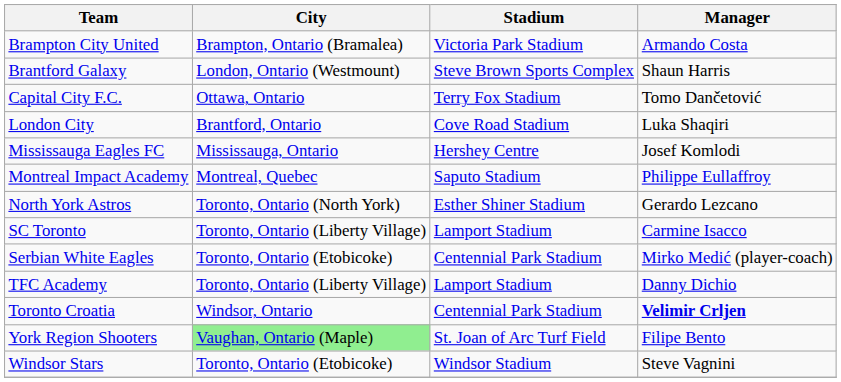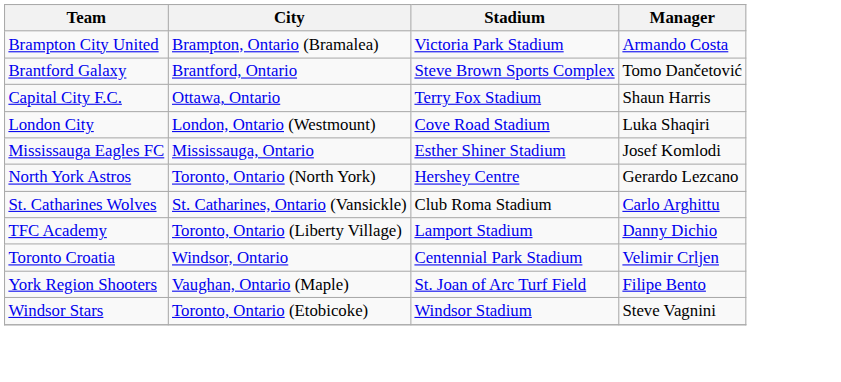(298, 71) London, Ontario (Westmount) -> (235, 71) Brantford, Ontario
(686, 71) Shaun Harris -> (682, 71) Tomo Dančetović
(702, 97) Tomo Dančetović -> (666, 97) Shaun Harris
(259, 124) Brantford, Ontario -> (274, 124) London, Ontario (Westmount)
(486, 151) Hershey Centre -> (490, 151) Esther Shiner Stadium
- row: (98, 177)
(509, 204) Esther Shiner Stadium -> (467, 177) Hershey Centre
- row: (47, 230)
- row: (81, 257)
+ row: (82, 204)
(694, 310) bold -> (671, 257) normal
(285, 337) lightgreen background -> (260, 284) no background
